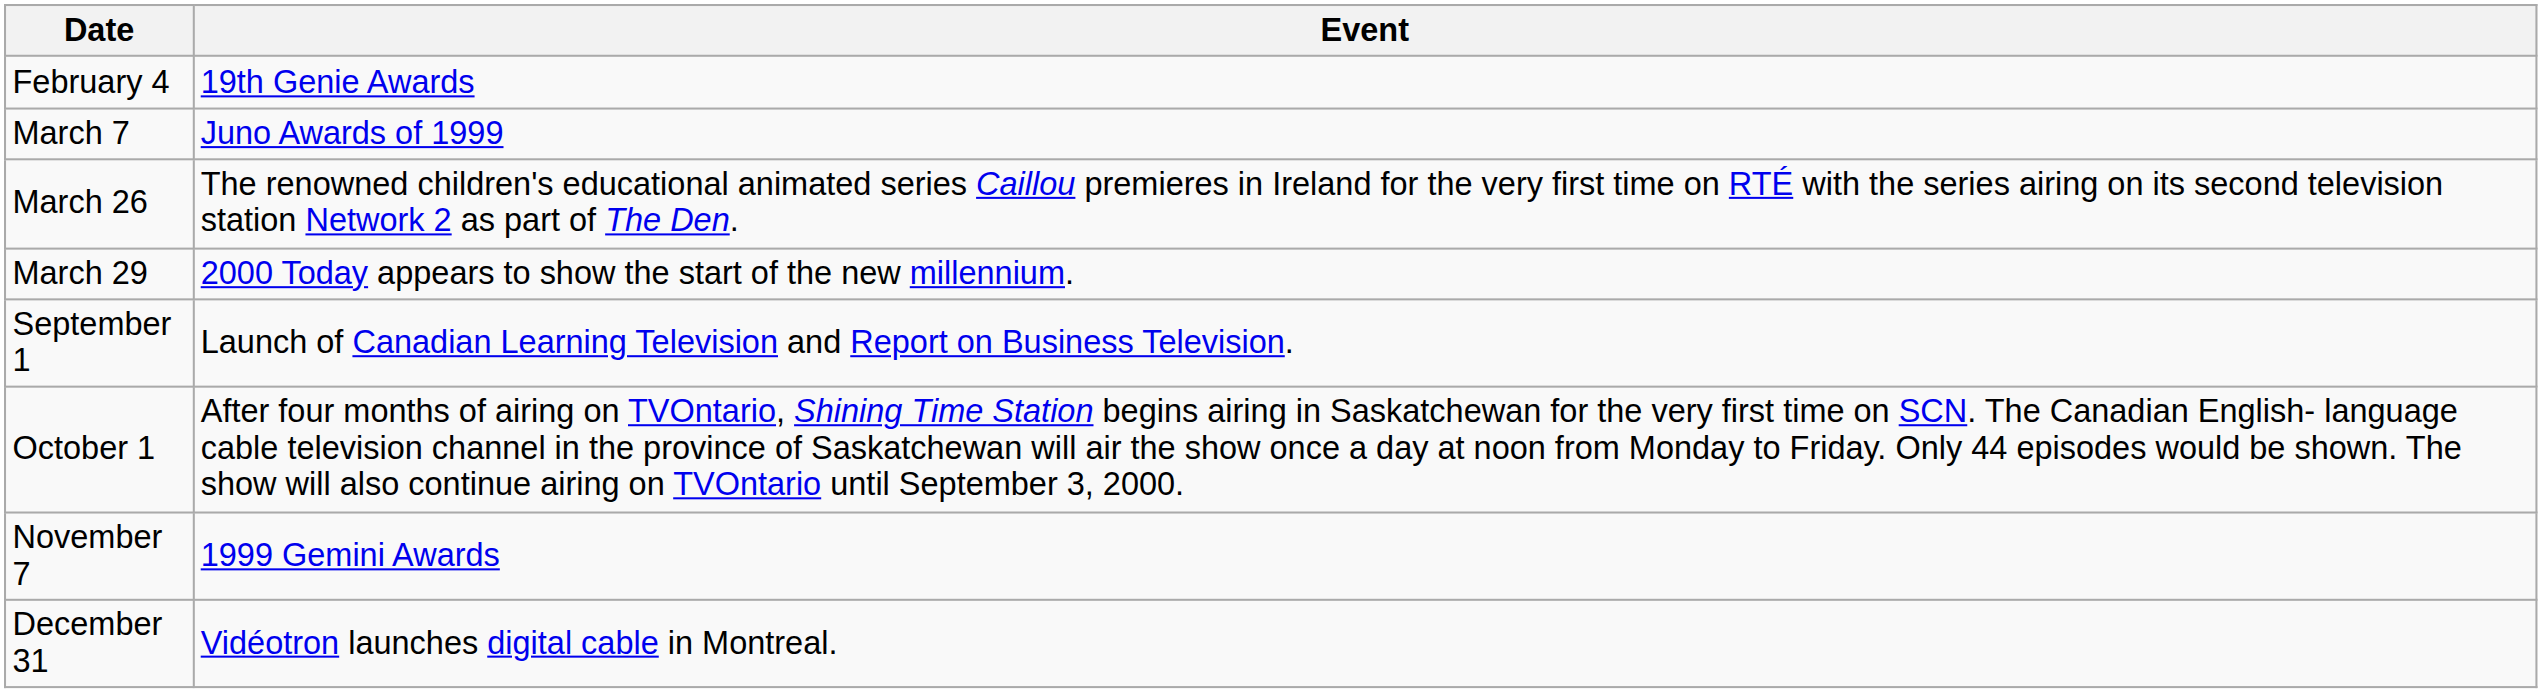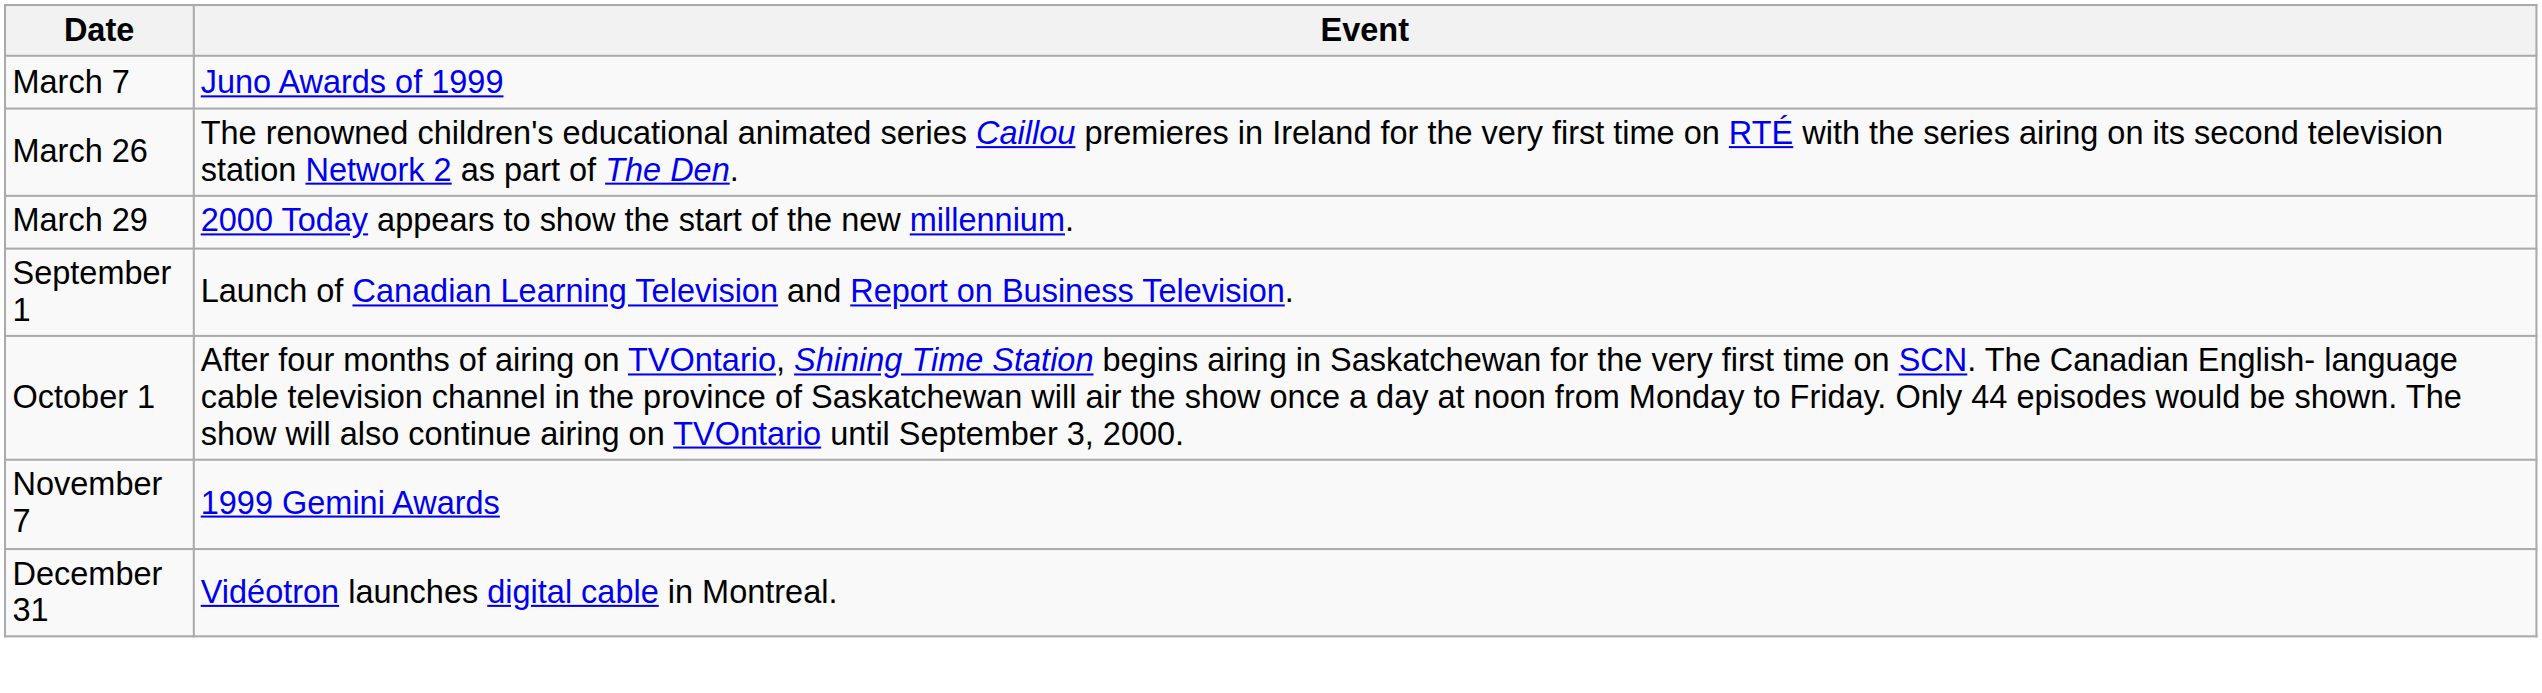- row: (91, 81)
